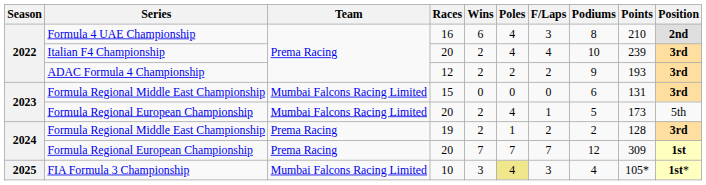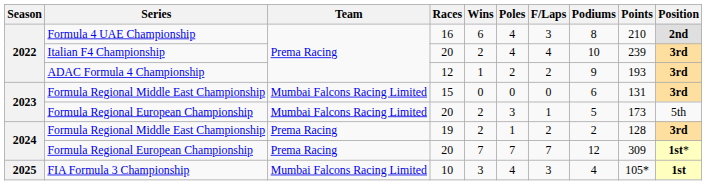(481, 73) 2 -> (481, 73) 1
(512, 112) 4 -> (512, 112) 3
(679, 150) 1st -> (679, 150) 1st*
(512, 170) khaki background -> (512, 170) no background
(679, 170) 1st* -> (679, 170) 1st
